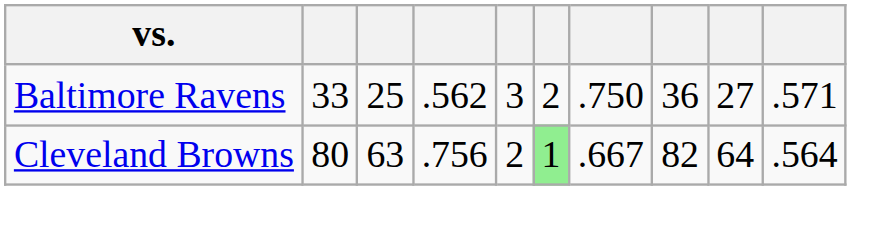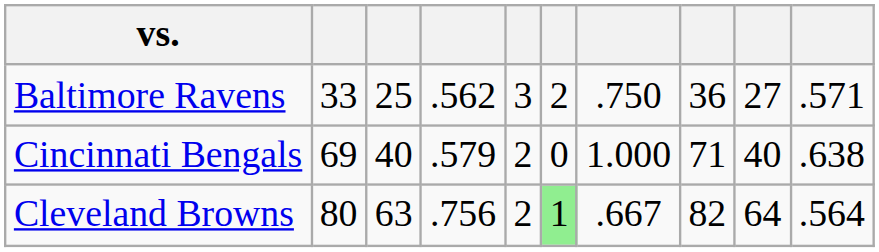+ row: (158, 154)
